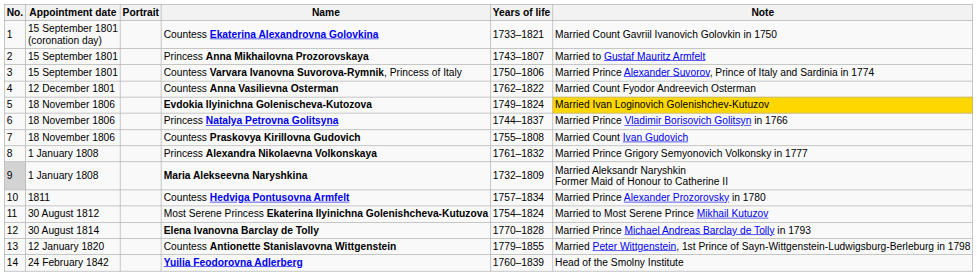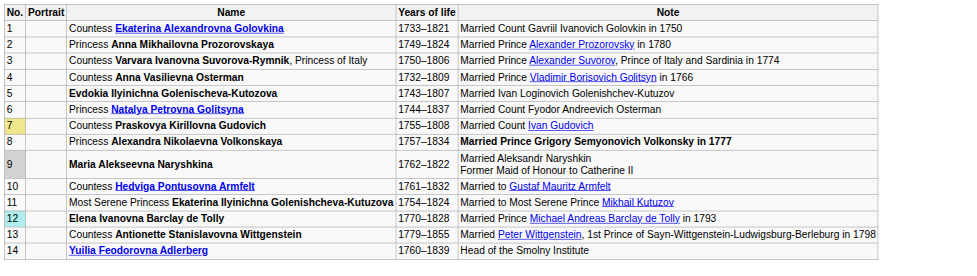- column: (73, 12)
(518, 56) 1743–1807 -> (424, 45) 1749–1824
(630, 56) Married to Gustaf Mauritz Armfelt -> (566, 45) Married Prince Alexander Prozorovsky in 1780
(518, 89) 1762–1822 -> (424, 77) 1732–1809
(655, 89) Married Count Fyodor Andreevich Osterman -> (577, 77) Married Prince Vladimir Borisovich Golitsyn in 1766
(518, 105) 1749–1824 -> (424, 93) 1743–1807
(662, 105) gold background -> (567, 93) no background
(671, 121) Married Prince Vladimir Borisovich Golitsyn in 1766 -> (561, 110) Married Count Fyodor Andreevich Osterman
(10, 137) no background -> (10, 126) khaki background
(518, 154) 1761–1832 -> (424, 142) 1757–1834
(681, 154) normal -> (596, 142) bold
(518, 176) 1732–1809 -> (424, 164) 1762–1822
(518, 198) 1757–1834 -> (424, 186) 1761–1832
(660, 198) Married Prince Alexander Prozorovsky in 1780 -> (535, 186) Married to Gustaf Mauritz Armfelt
(12, 230) no background -> (12, 219) paleturquoise background
